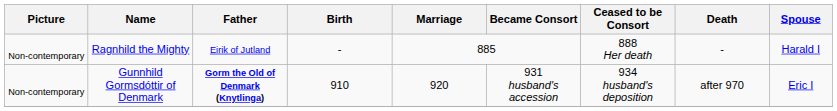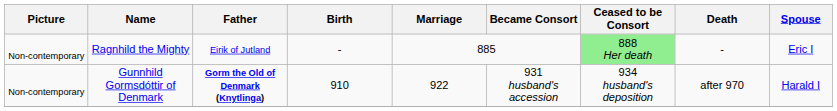(628, 49) no background -> (628, 49) lightgreen background
(801, 49) Harald I -> (801, 49) Eric I
(439, 85) 920 -> (439, 85) 922
(801, 85) Eric I -> (801, 85) Harald I
